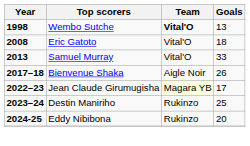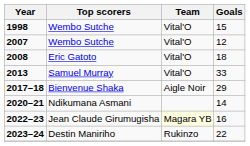(179, 27) bold -> (178, 27) normal
(221, 27) 13 -> (221, 27) 15
+ row: (17, 42)
(221, 73) 26 -> (221, 88) 29
+ row: (25, 103)
(221, 88) 17 -> (221, 118) 16
(221, 103) 25 -> (221, 133) 22
- row: (24, 118)
